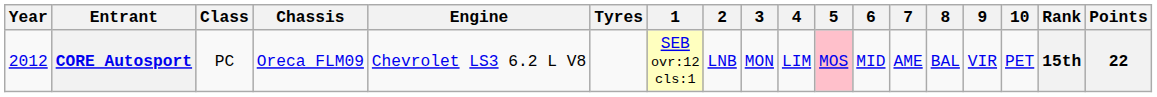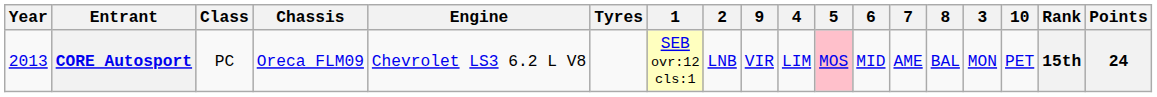columns swapped: (759, 18) <-> (982, 18)
(28, 61) 2012 -> (28, 61) 2013
(1118, 61) 22 -> (1118, 61) 24
